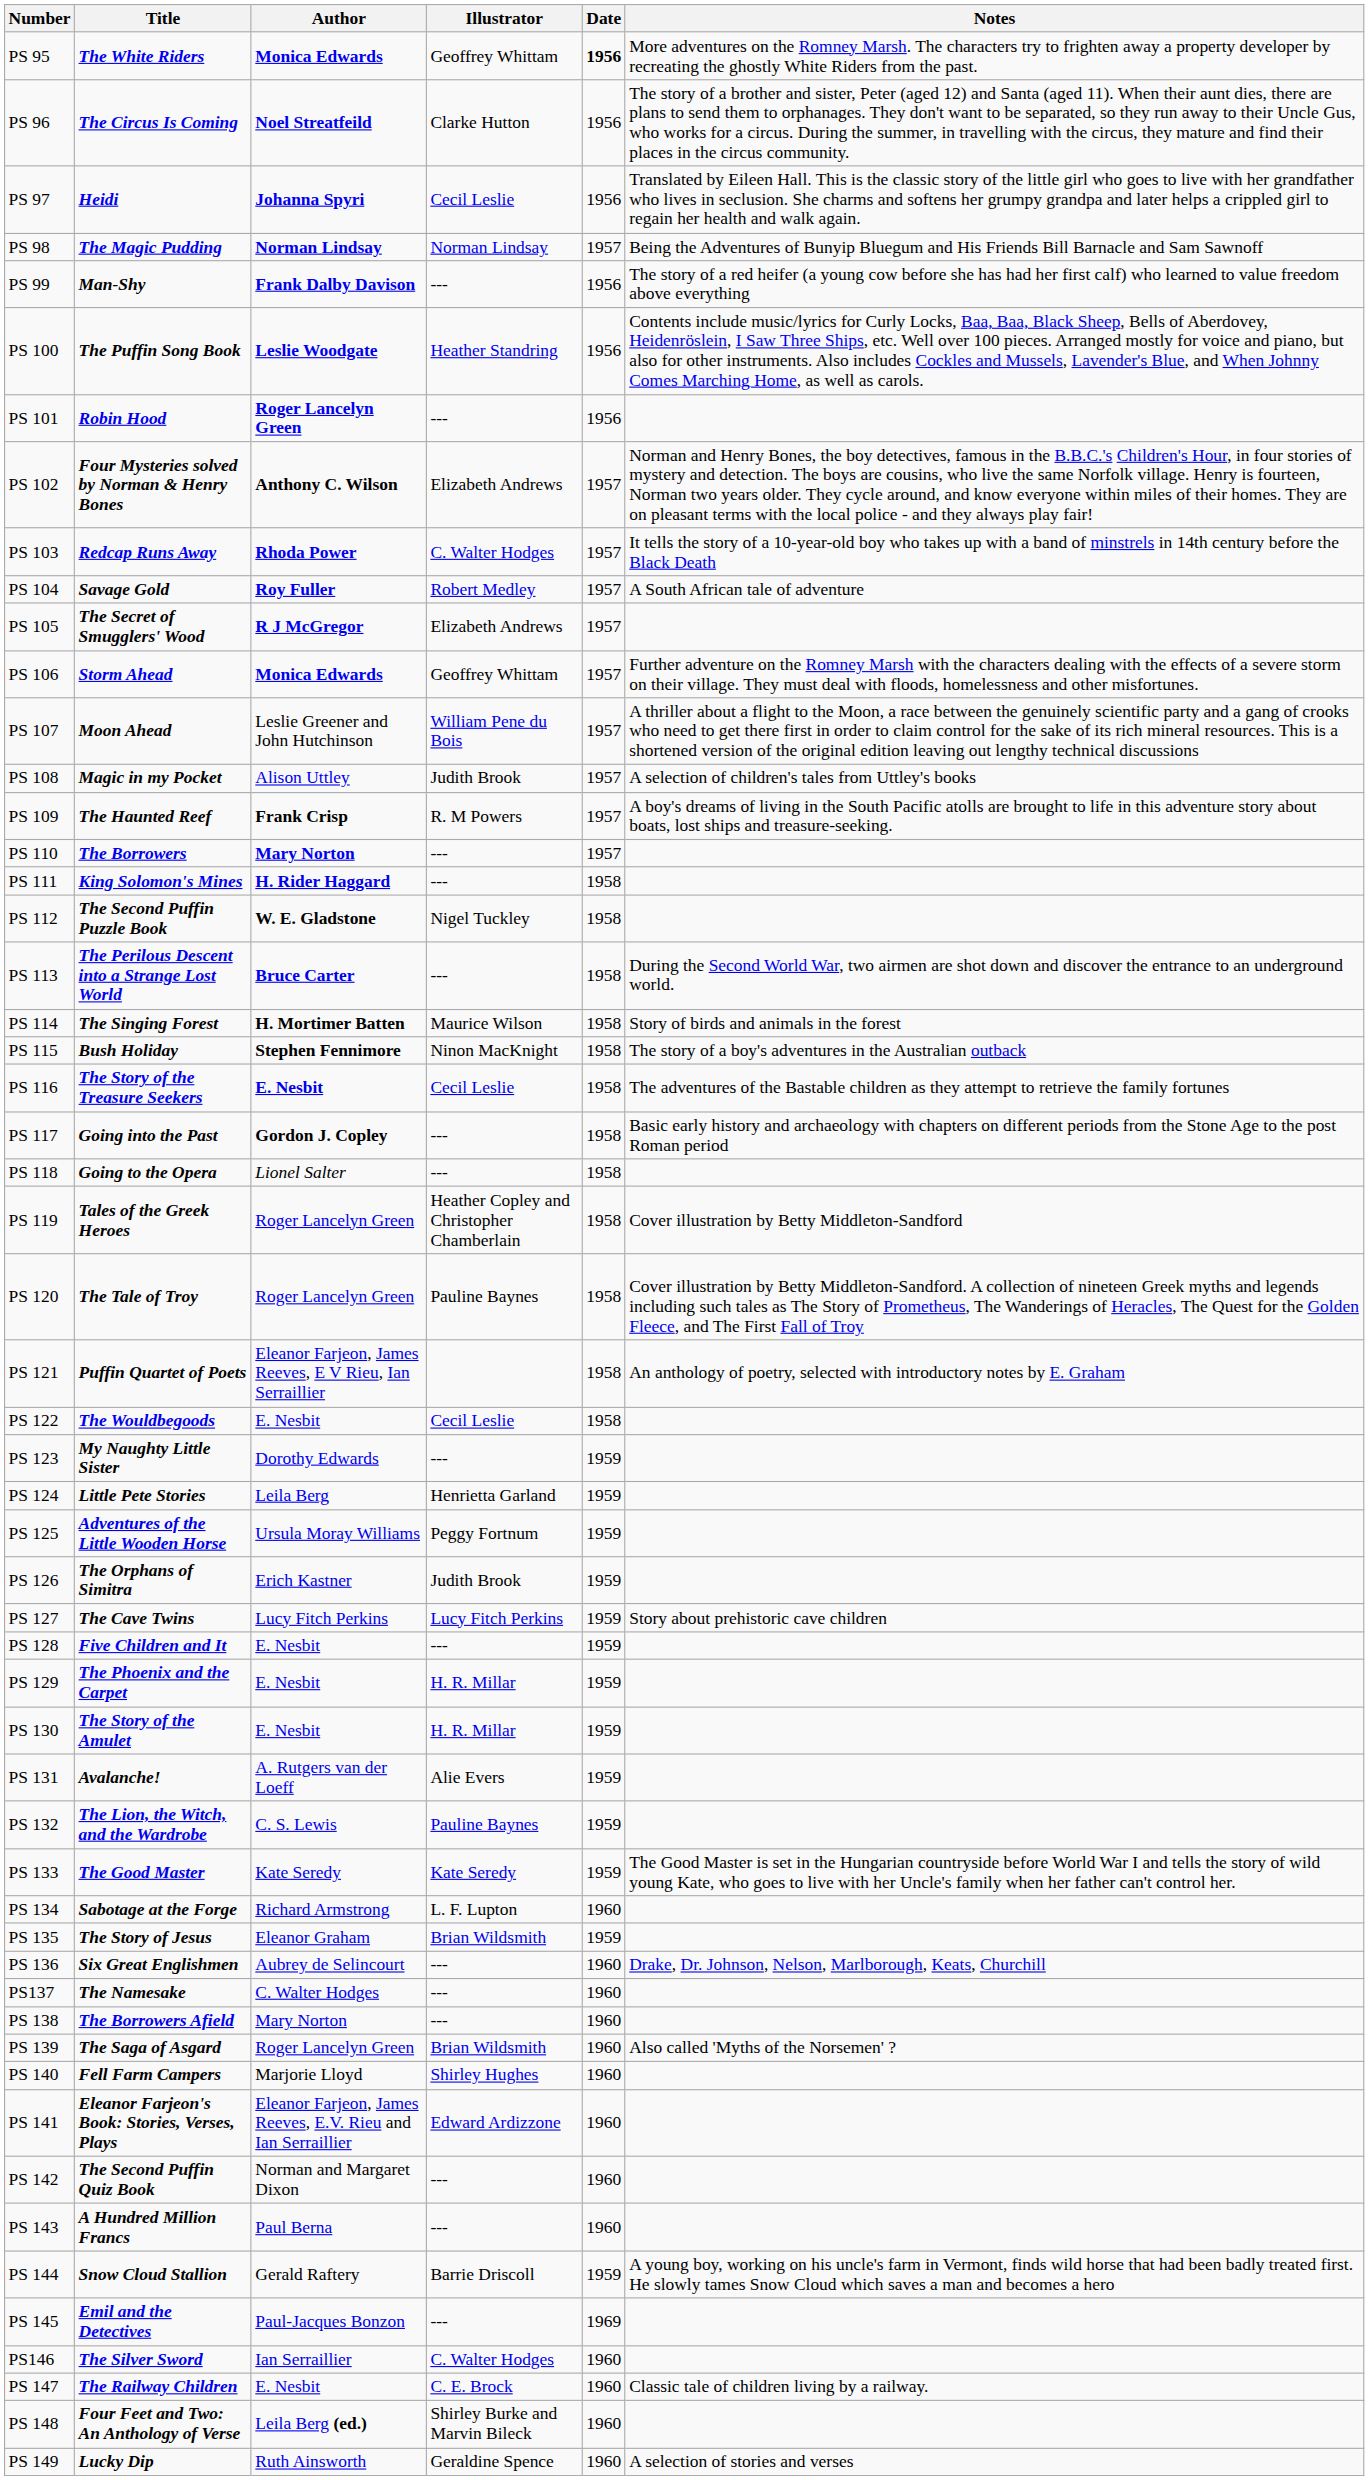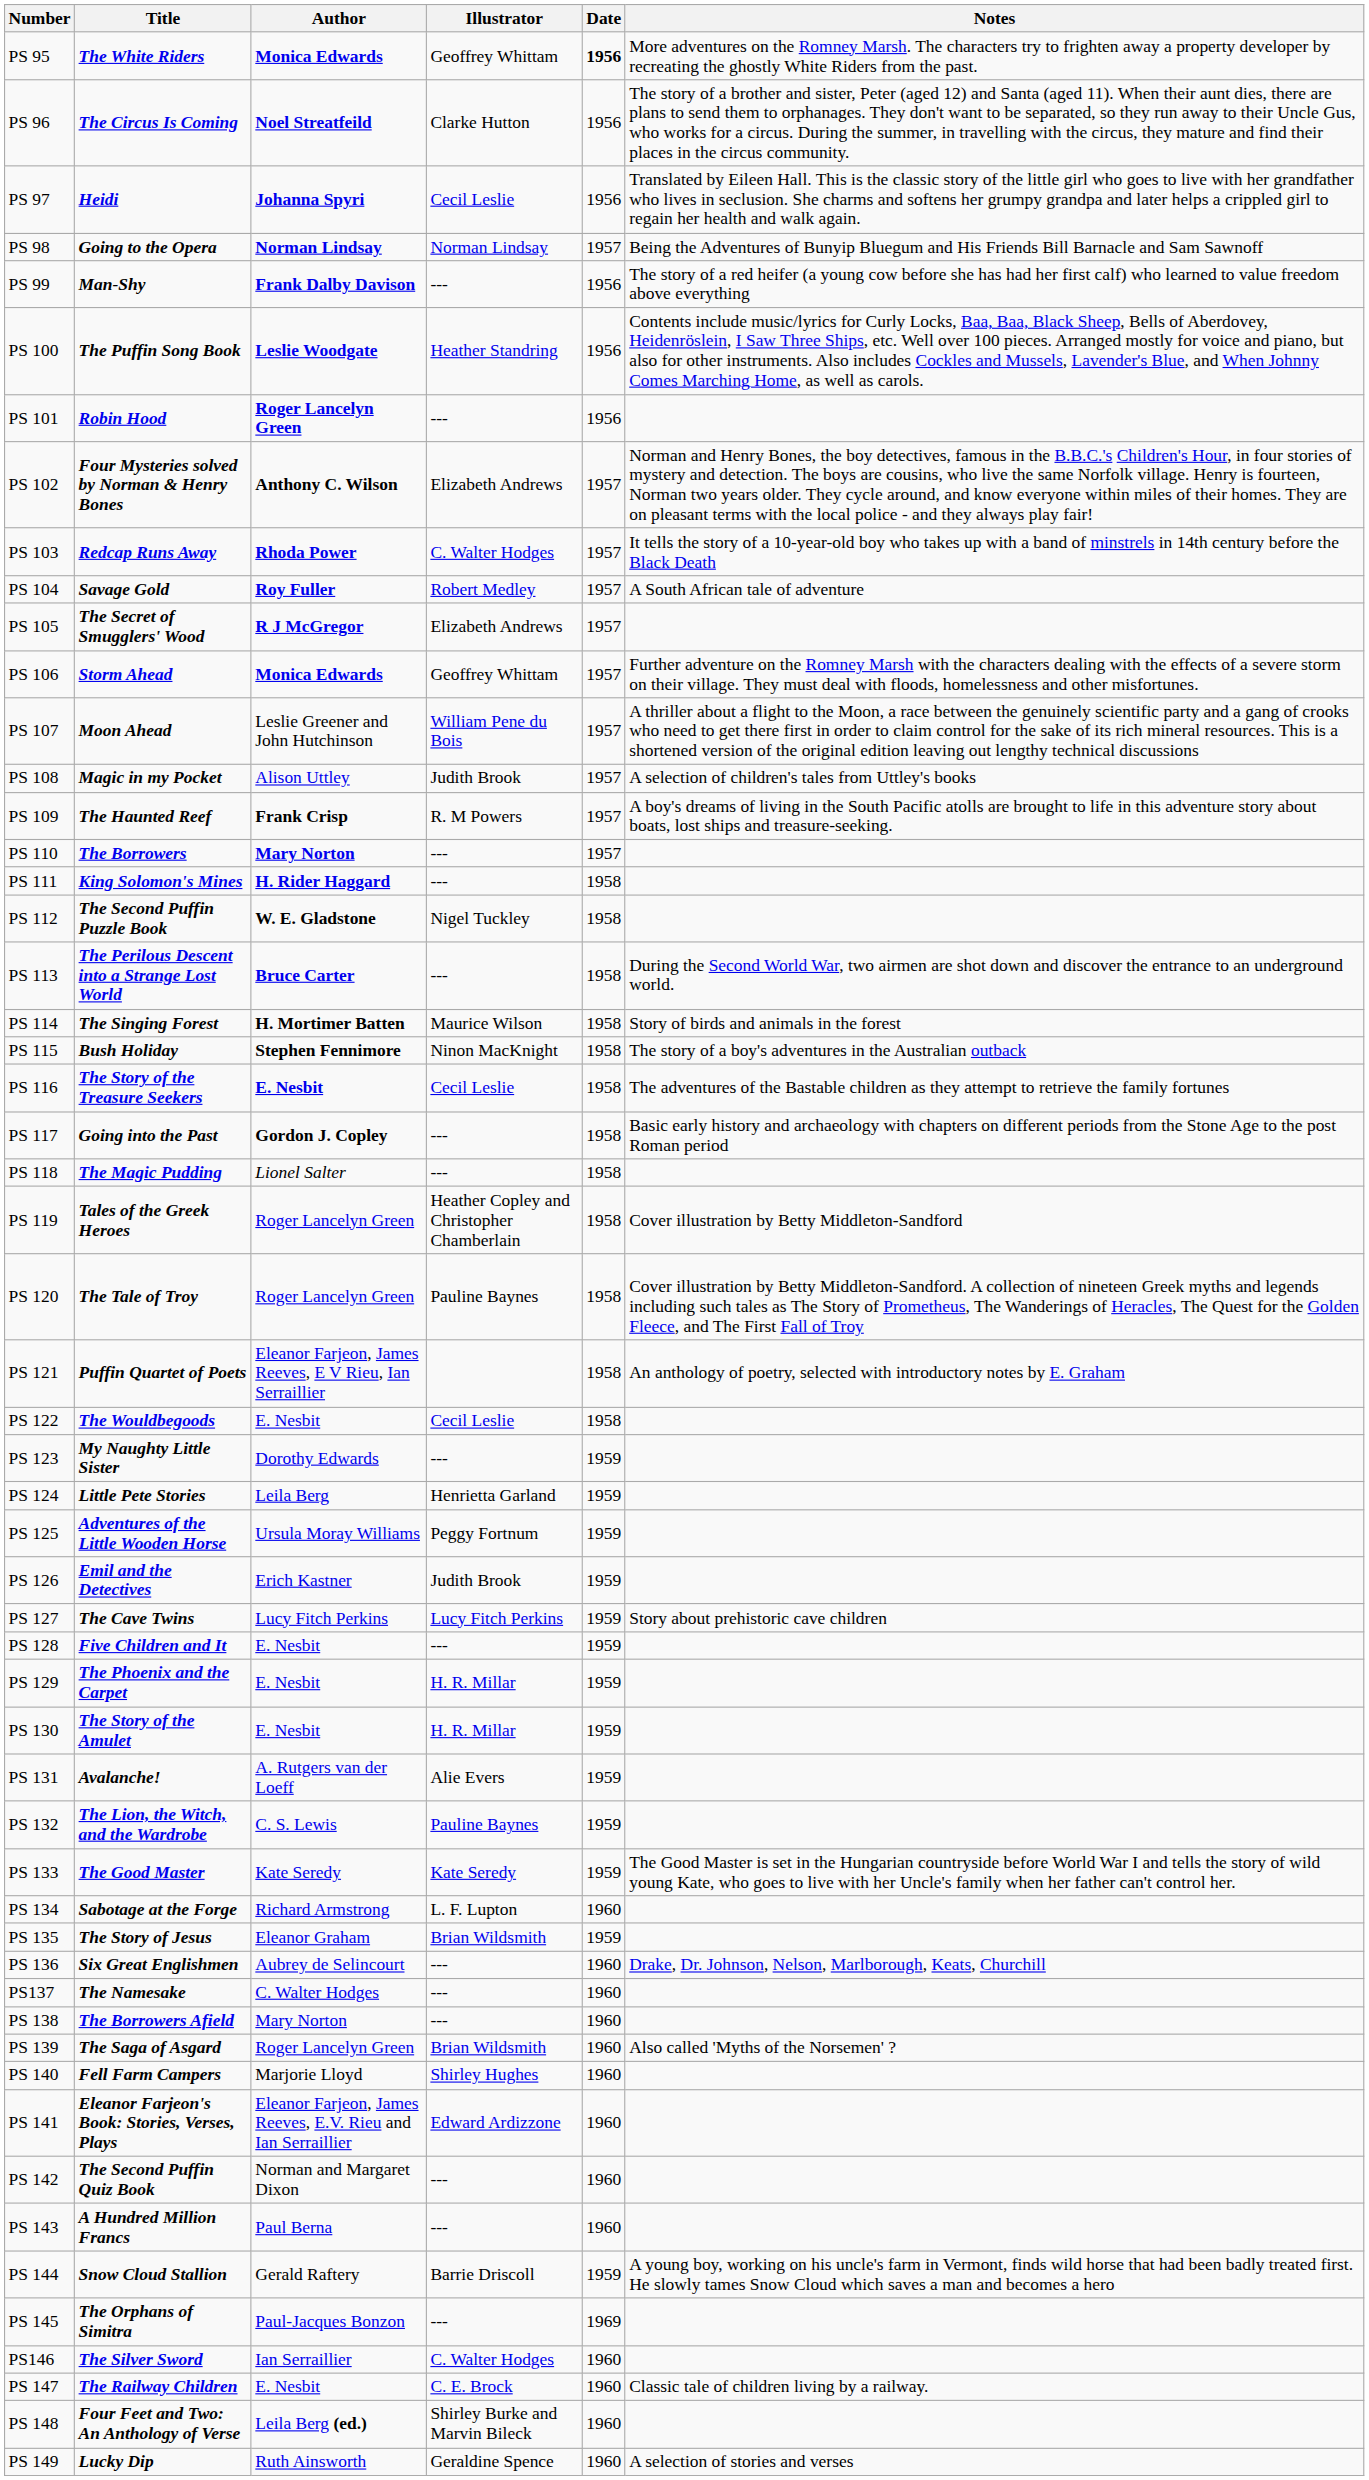(150, 246) The Magic Pudding -> (148, 246) Going to the Opera
(148, 1172) Going to the Opera -> (150, 1172) The Magic Pudding
(136, 1580) The Orphans of Simitra -> (125, 1580) Emil and the Detectives
(125, 2321) Emil and the Detectives -> (136, 2321) The Orphans of Simitra
